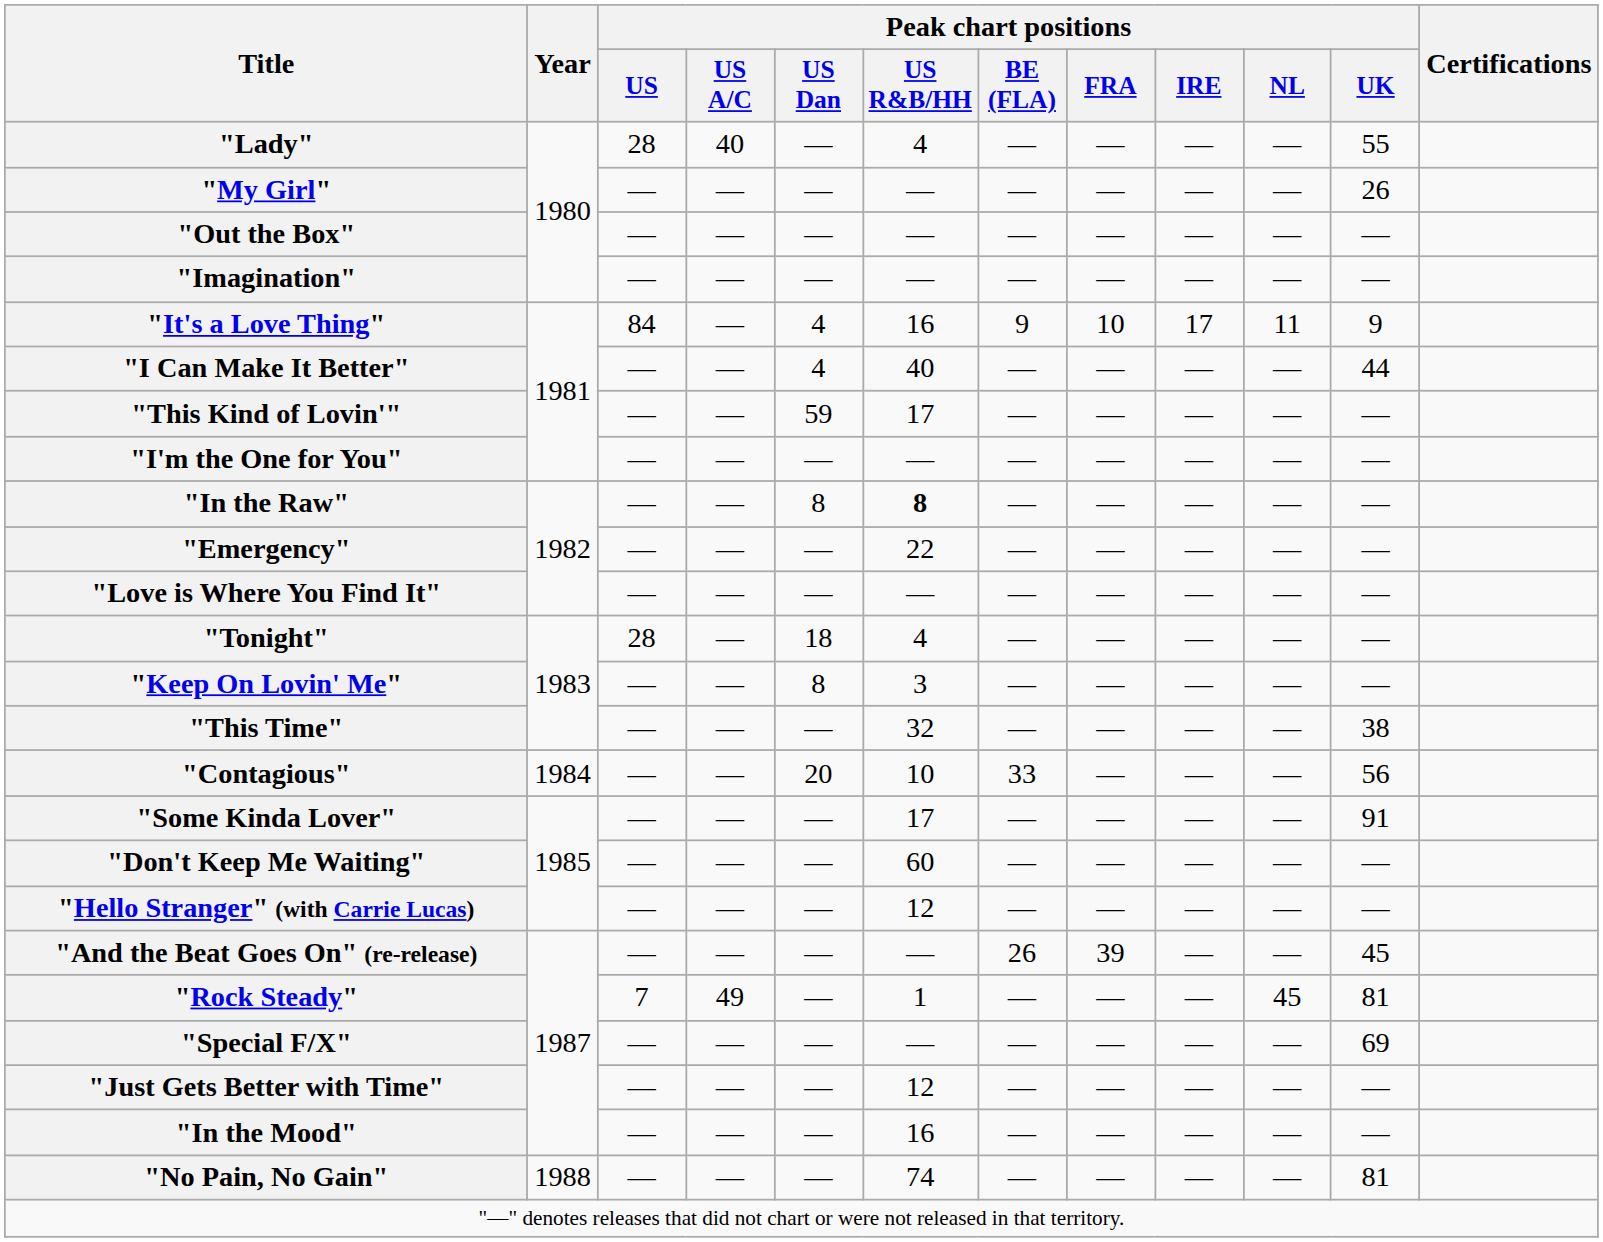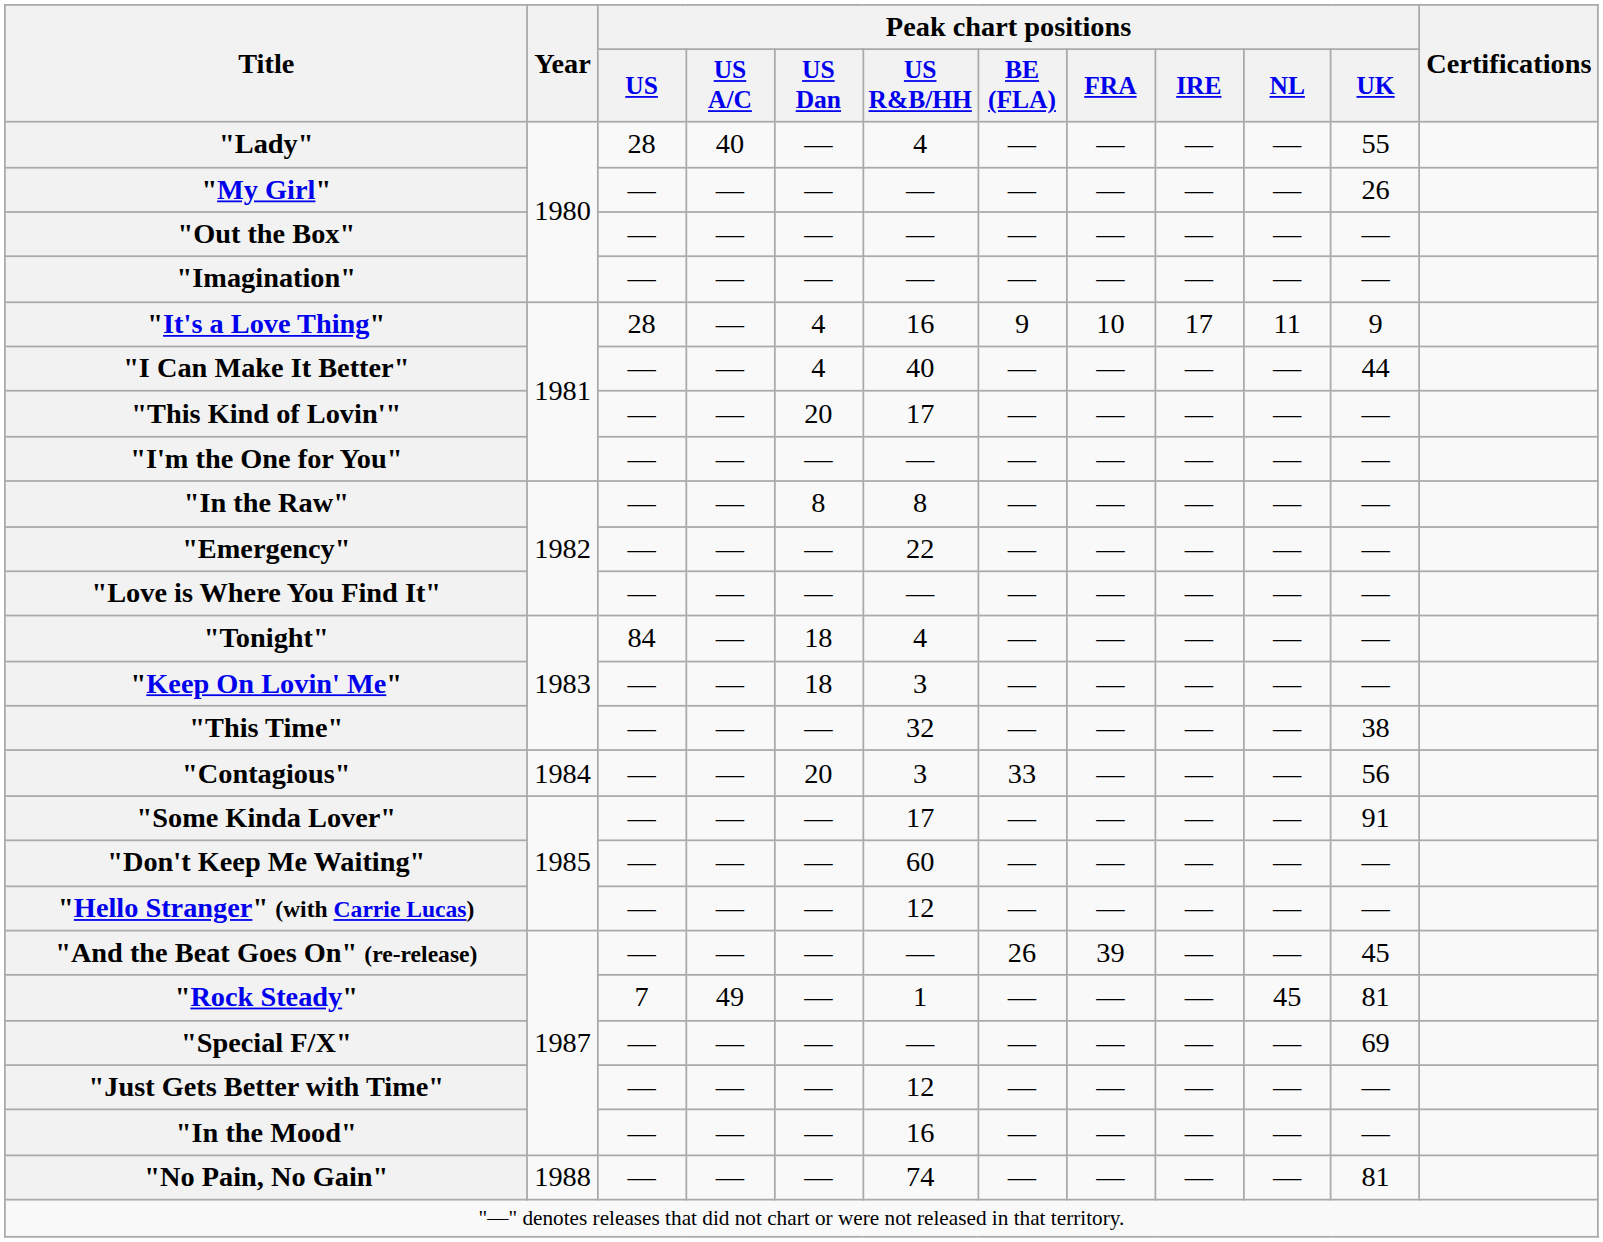(642, 323) 84 -> (642, 323) 28
(818, 413) 59 -> (818, 413) 20
(920, 503) bold -> (920, 503) normal
(642, 638) 28 -> (642, 638) 84
(818, 682) 8 -> (818, 682) 18
(920, 772) 10 -> (920, 772) 3
